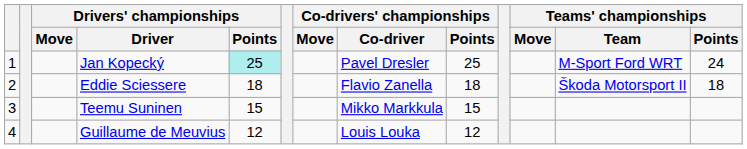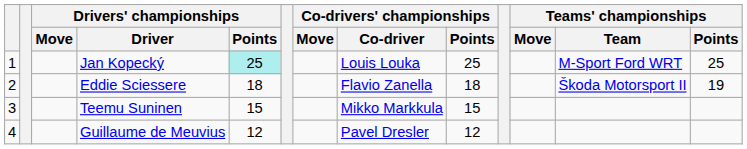(385, 62) Pavel Dresler -> (380, 62) Louis Louka
(716, 62) 24 -> (716, 62) 25
(716, 85) 18 -> (716, 85) 19
(380, 131) Louis Louka -> (385, 131) Pavel Dresler
